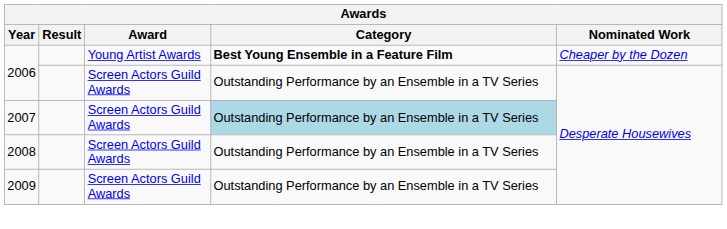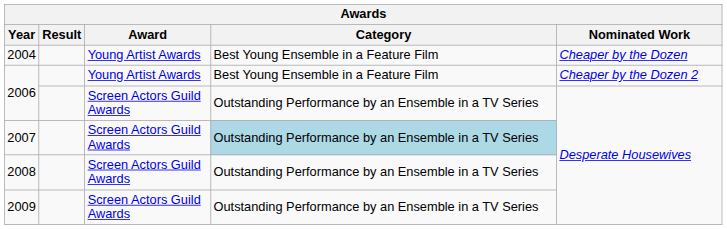+ row: (22, 55)
(333, 55) bold -> (326, 75) normal
(623, 55) Cheaper by the Dozen -> (629, 75) Cheaper by the Dozen 2
